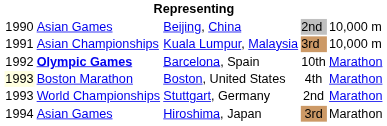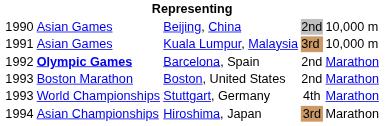(98, 44) Asian Championships -> (75, 44) Asian Games
(314, 61) 10th -> (312, 61) 2nd
(19, 79) lightyellow background -> (19, 79) no background
(314, 79) 4th -> (312, 79) 2nd
(314, 96) 2nd -> (312, 96) 4th
(75, 113) Asian Games -> (98, 113) Asian Championships
